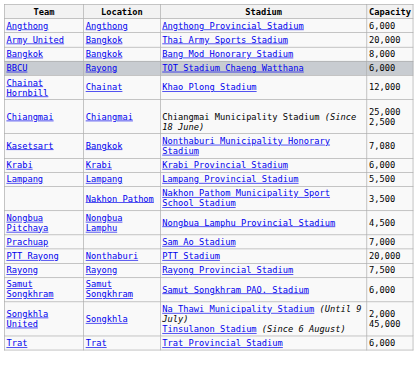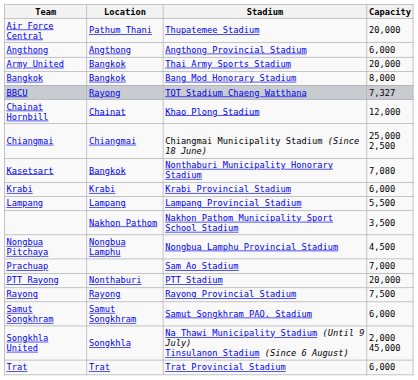+ row: (30, 31)
(382, 68) 6,000 -> (382, 92) 7,327
